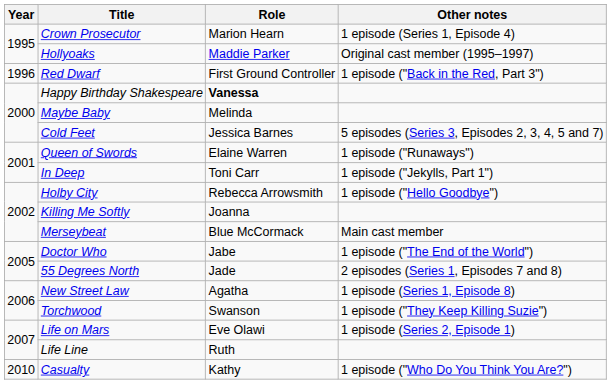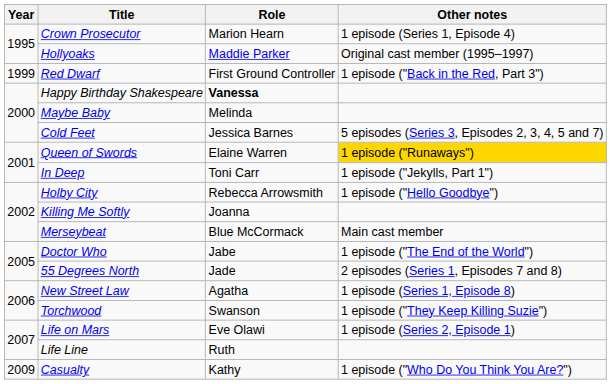(21, 74) 1996 -> (21, 74) 1999
(407, 153) no background -> (407, 153) gold background
(21, 370) 2010 -> (21, 370) 2009
